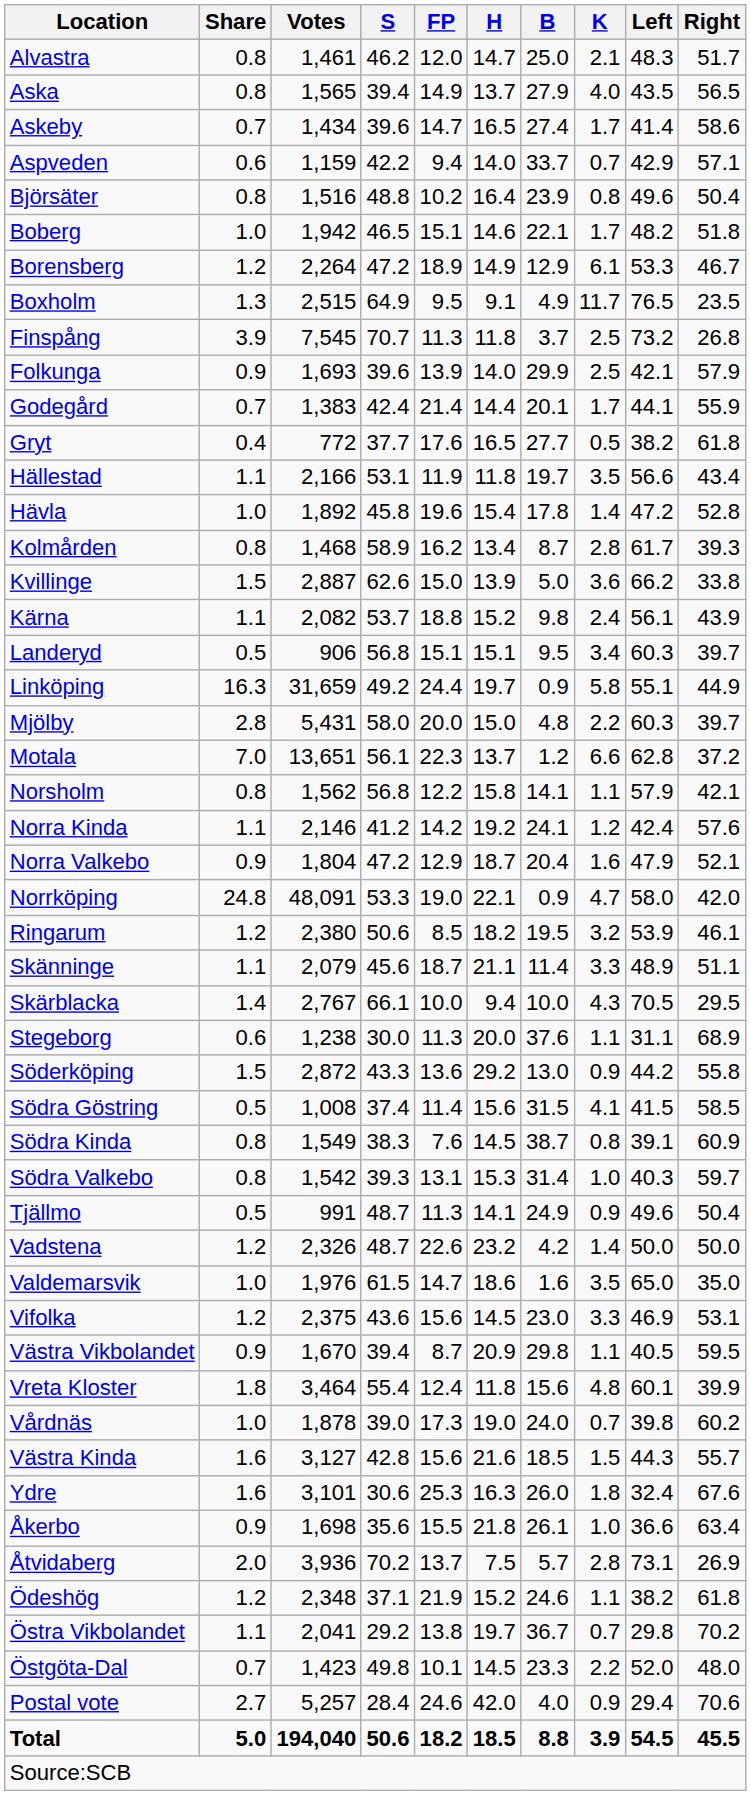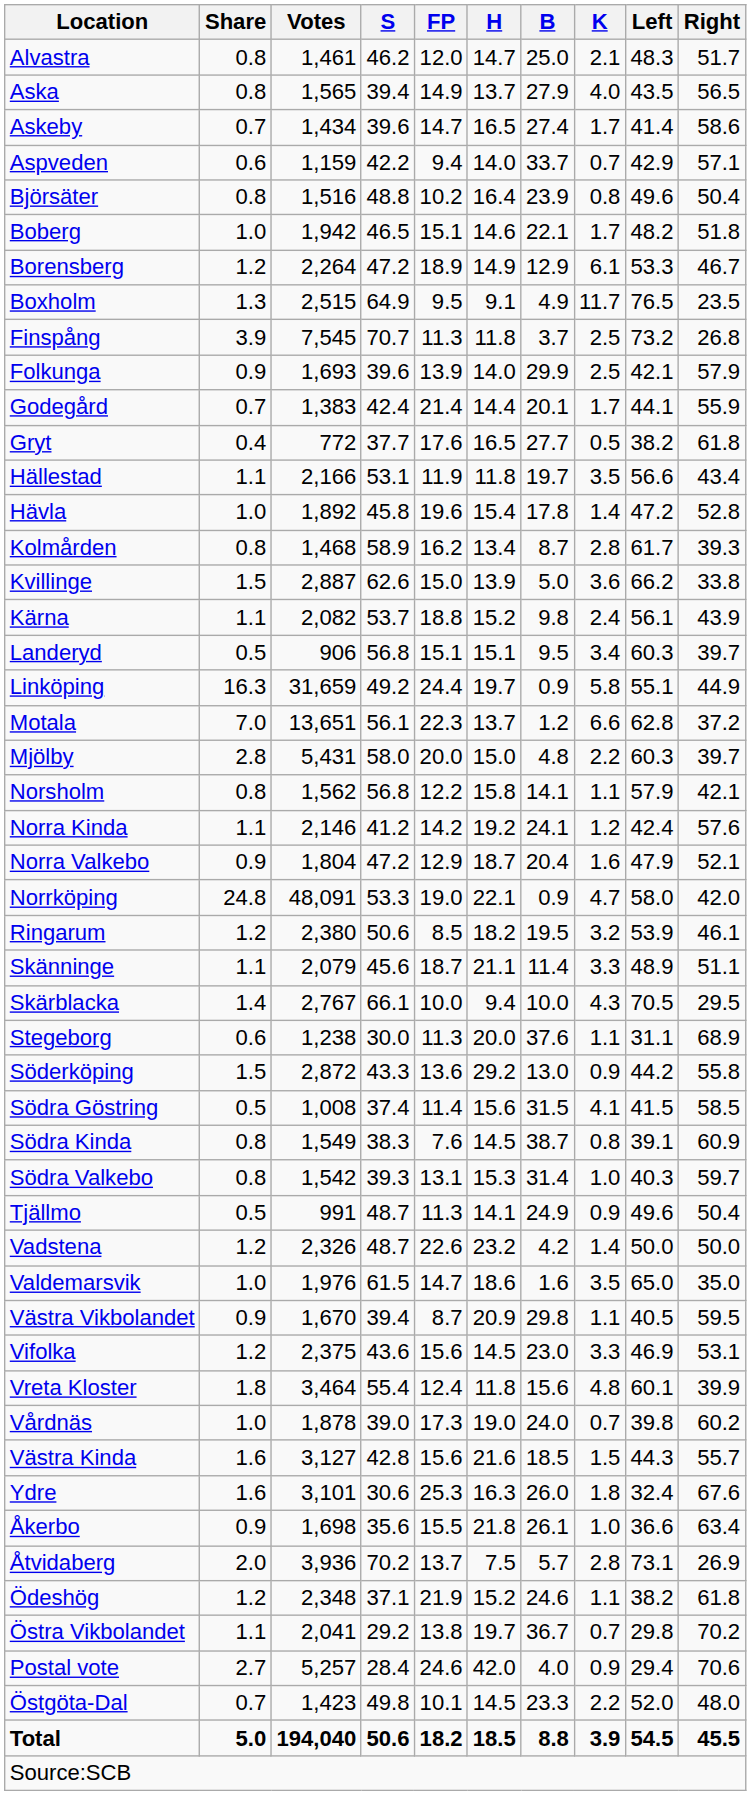rows swapped: (42, 722) <-> (43, 757)
rows swapped: (43, 1317) <-> (102, 1352)
rows swapped: (69, 1667) <-> (64, 1702)
